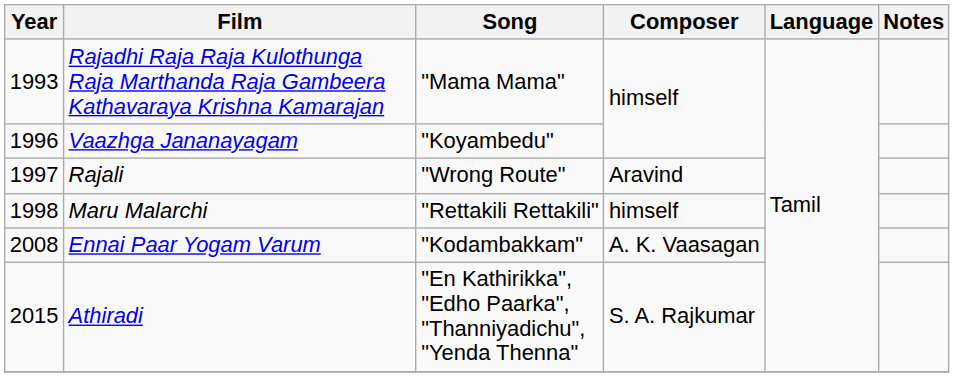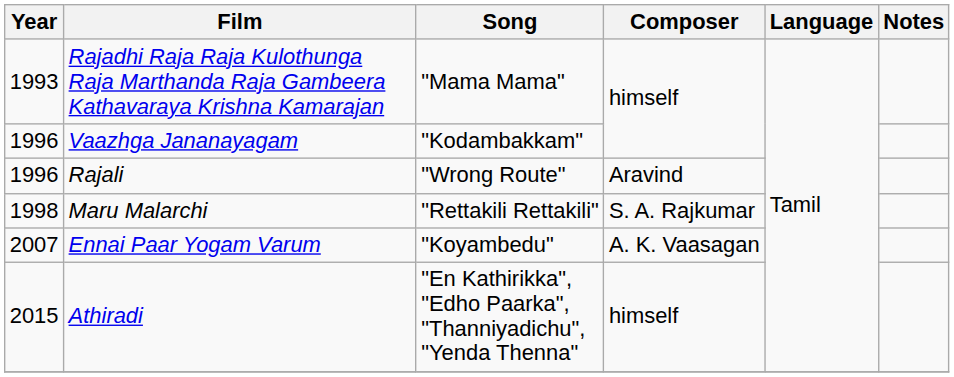(487, 140) "Koyambedu" -> (502, 140) "Kodambakkam"
(34, 175) 1997 -> (34, 175) 1996
(644, 210) himself -> (682, 210) S. A. Rajkumar
(34, 245) 2008 -> (34, 245) 2007
(502, 245) "Kodambakkam" -> (487, 245) "Koyambedu"
(682, 316) S. A. Rajkumar -> (644, 316) himself
